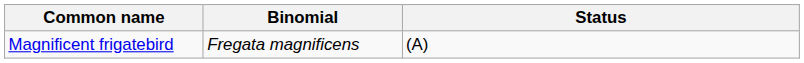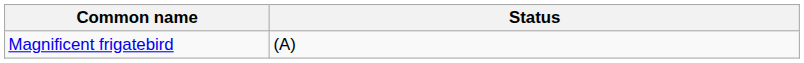- column: (303, 17)
